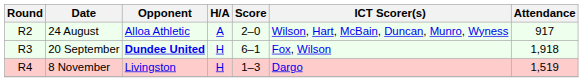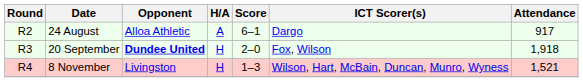(251, 31) 2–0 -> (251, 31) 6–1
(390, 31) Wilson, Hart, McBain, Duncan, Munro, Wyness -> (287, 31) Dargo
(251, 49) 6–1 -> (251, 49) 2–0
(287, 67) Dargo -> (390, 67) Wilson, Hart, McBain, Duncan, Munro, Wyness
(545, 67) 1,519 -> (545, 67) 1,521
